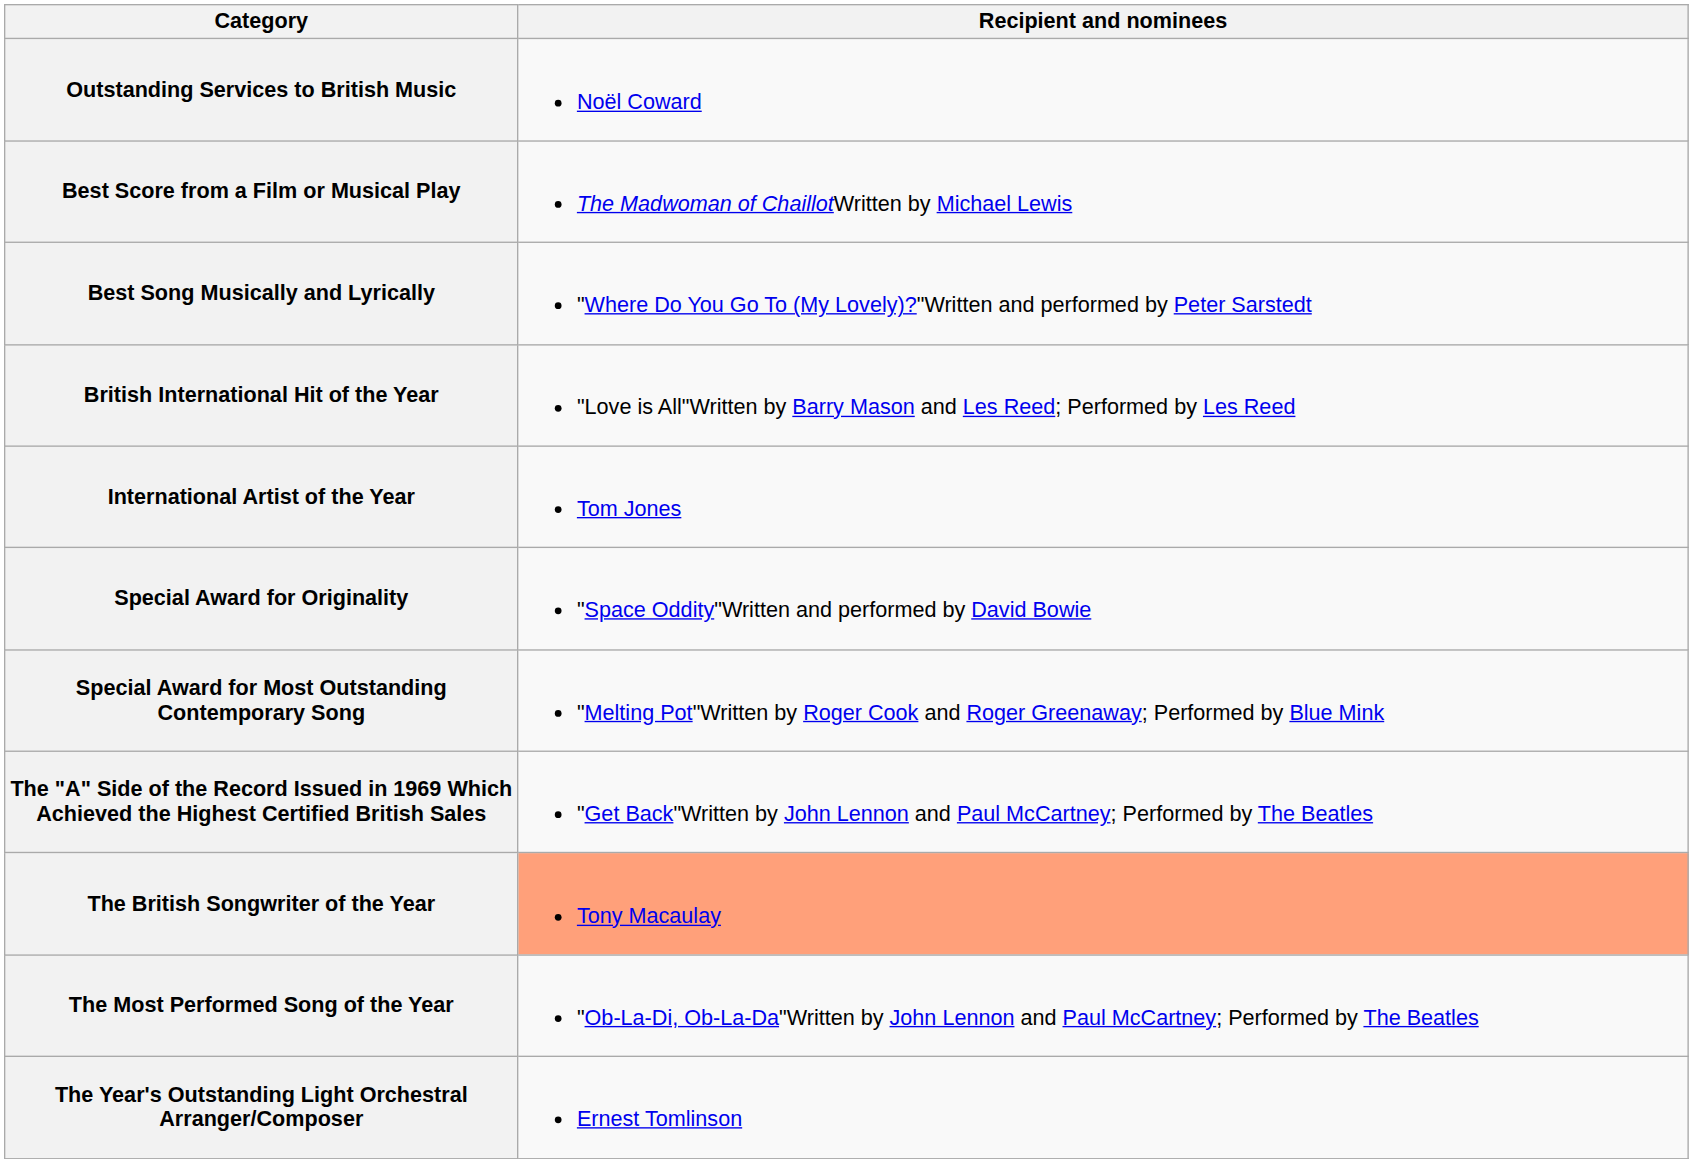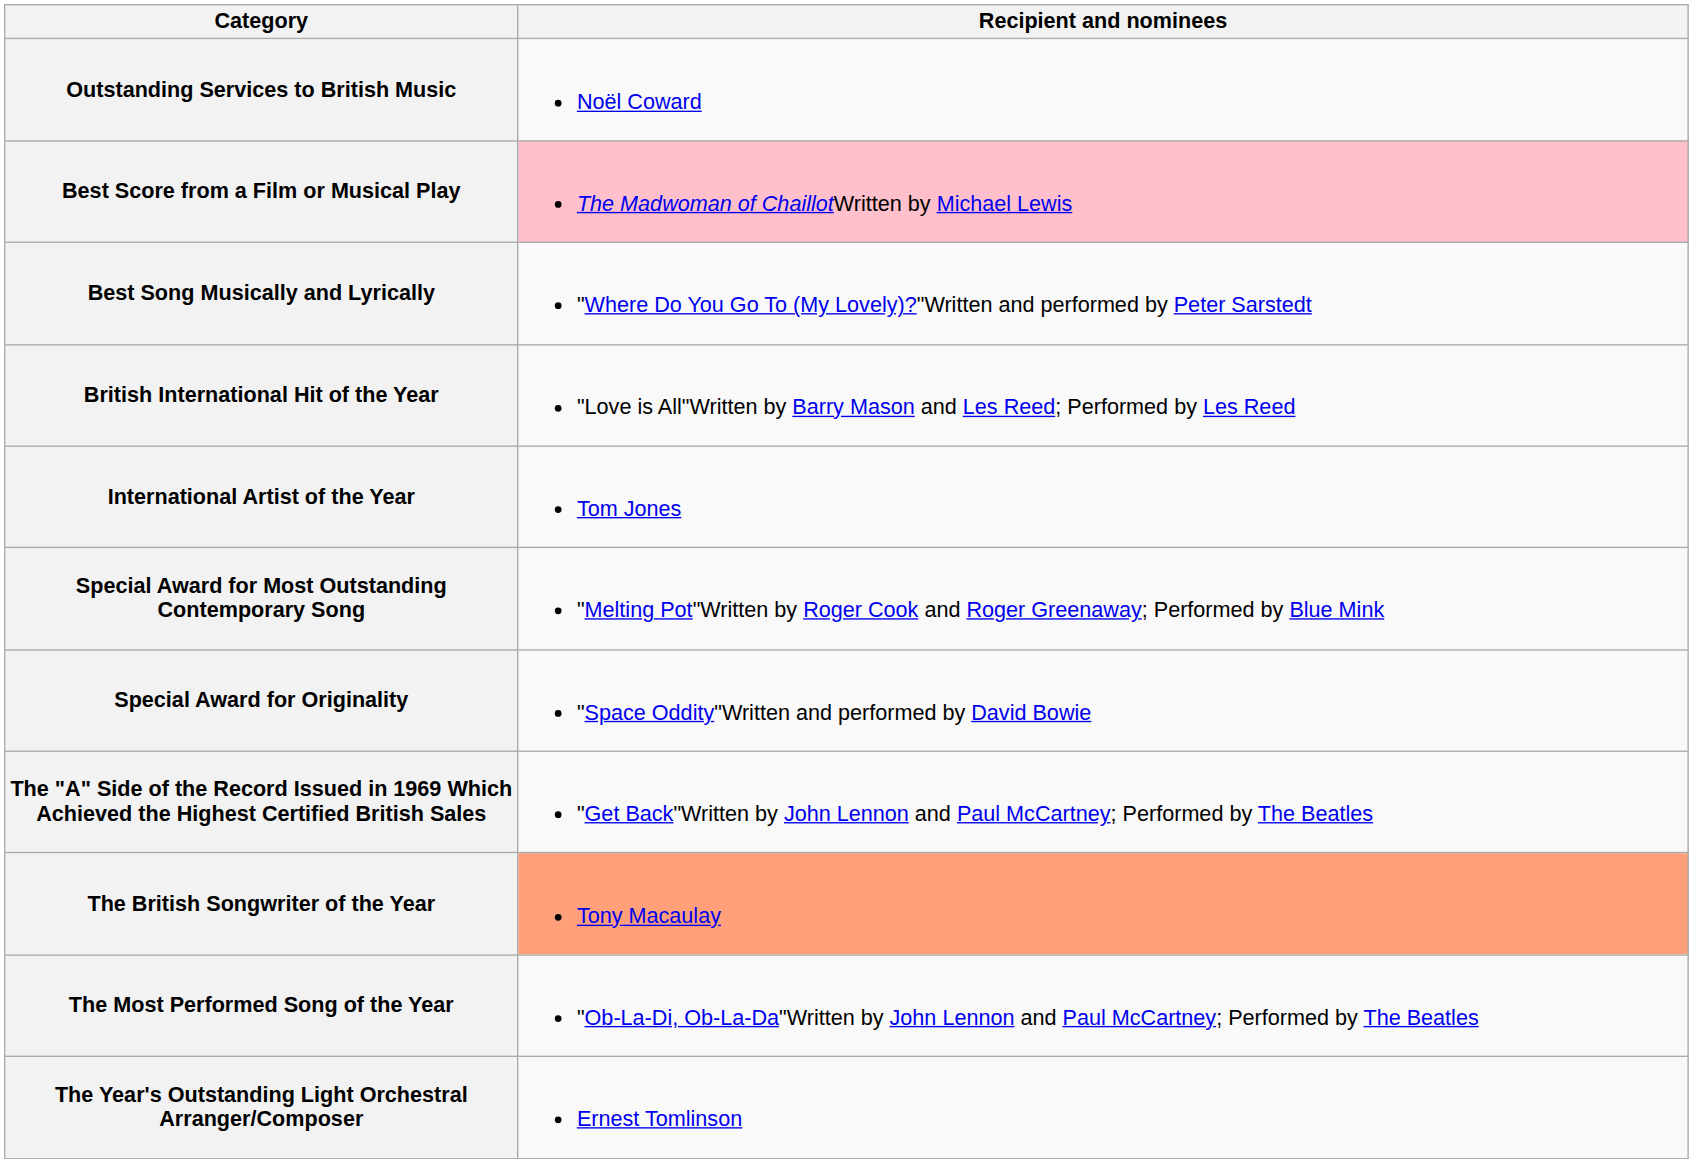(1103, 204) no background -> (1103, 204) pink background
rows swapped: (261, 598) <-> (261, 700)
